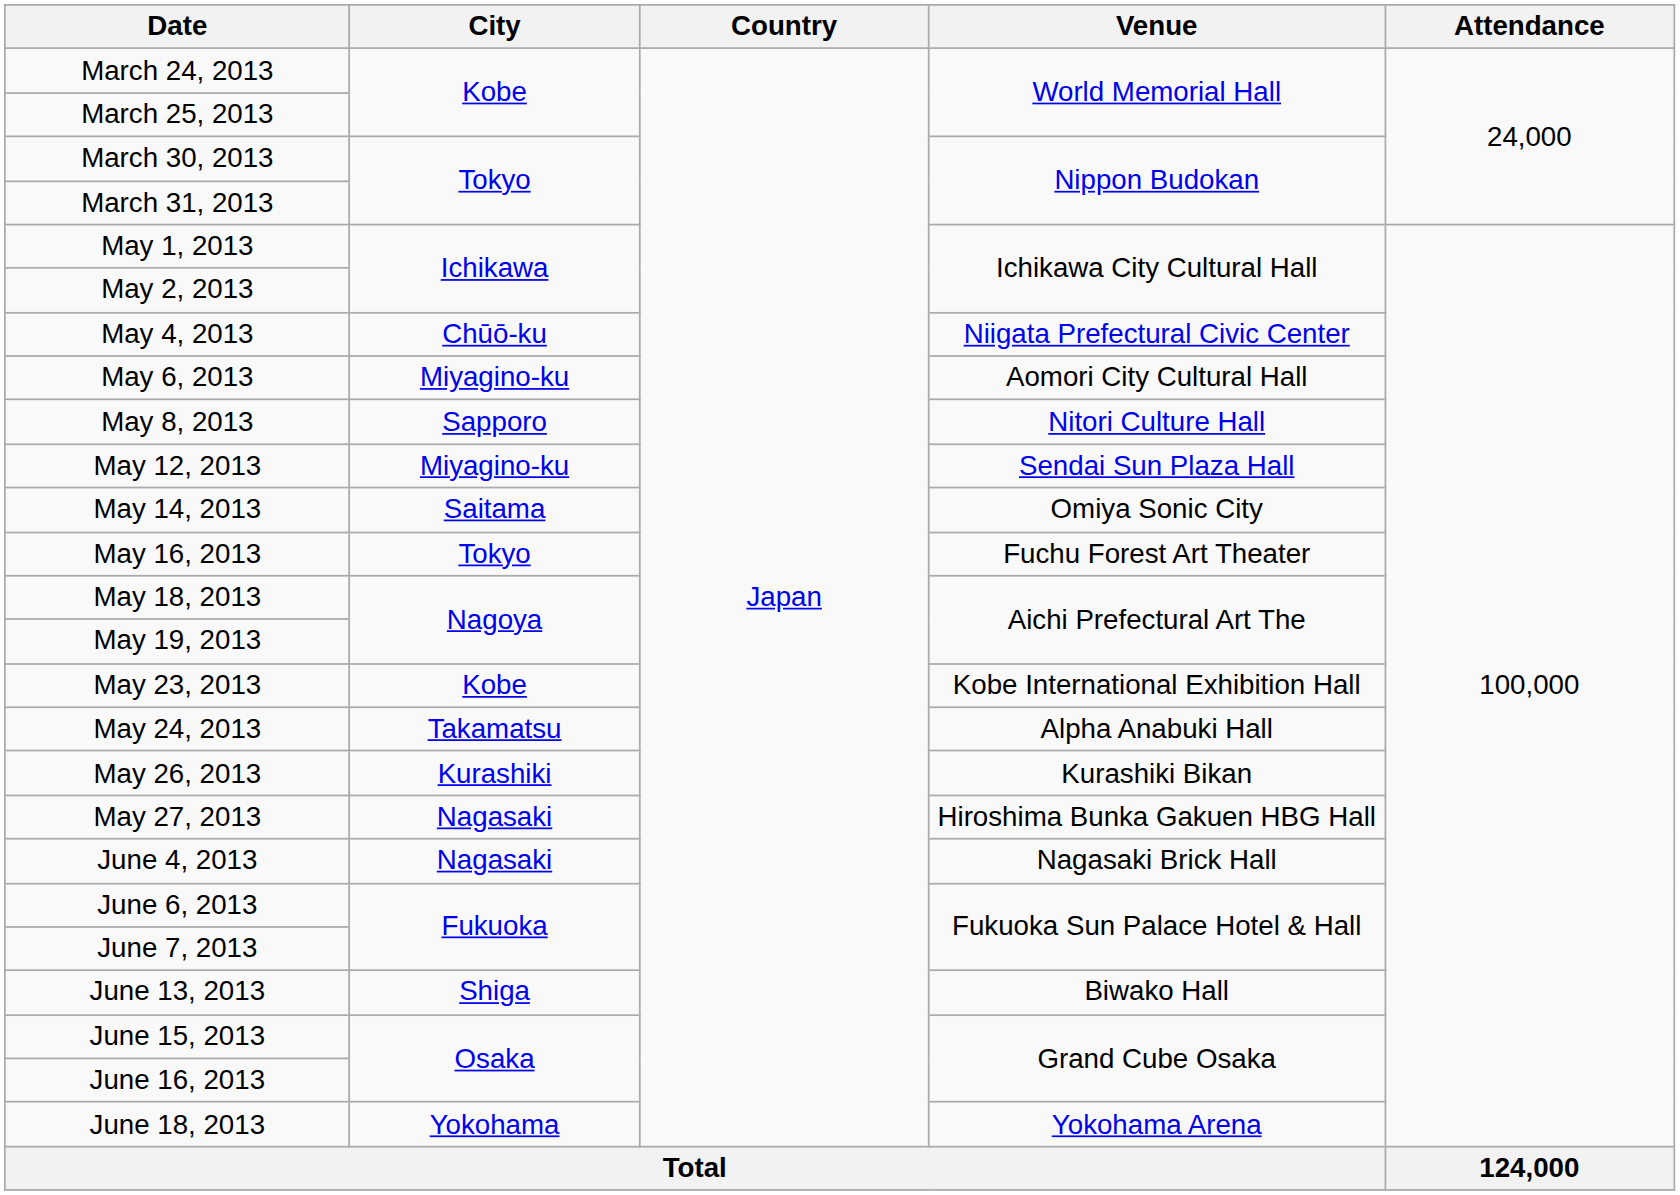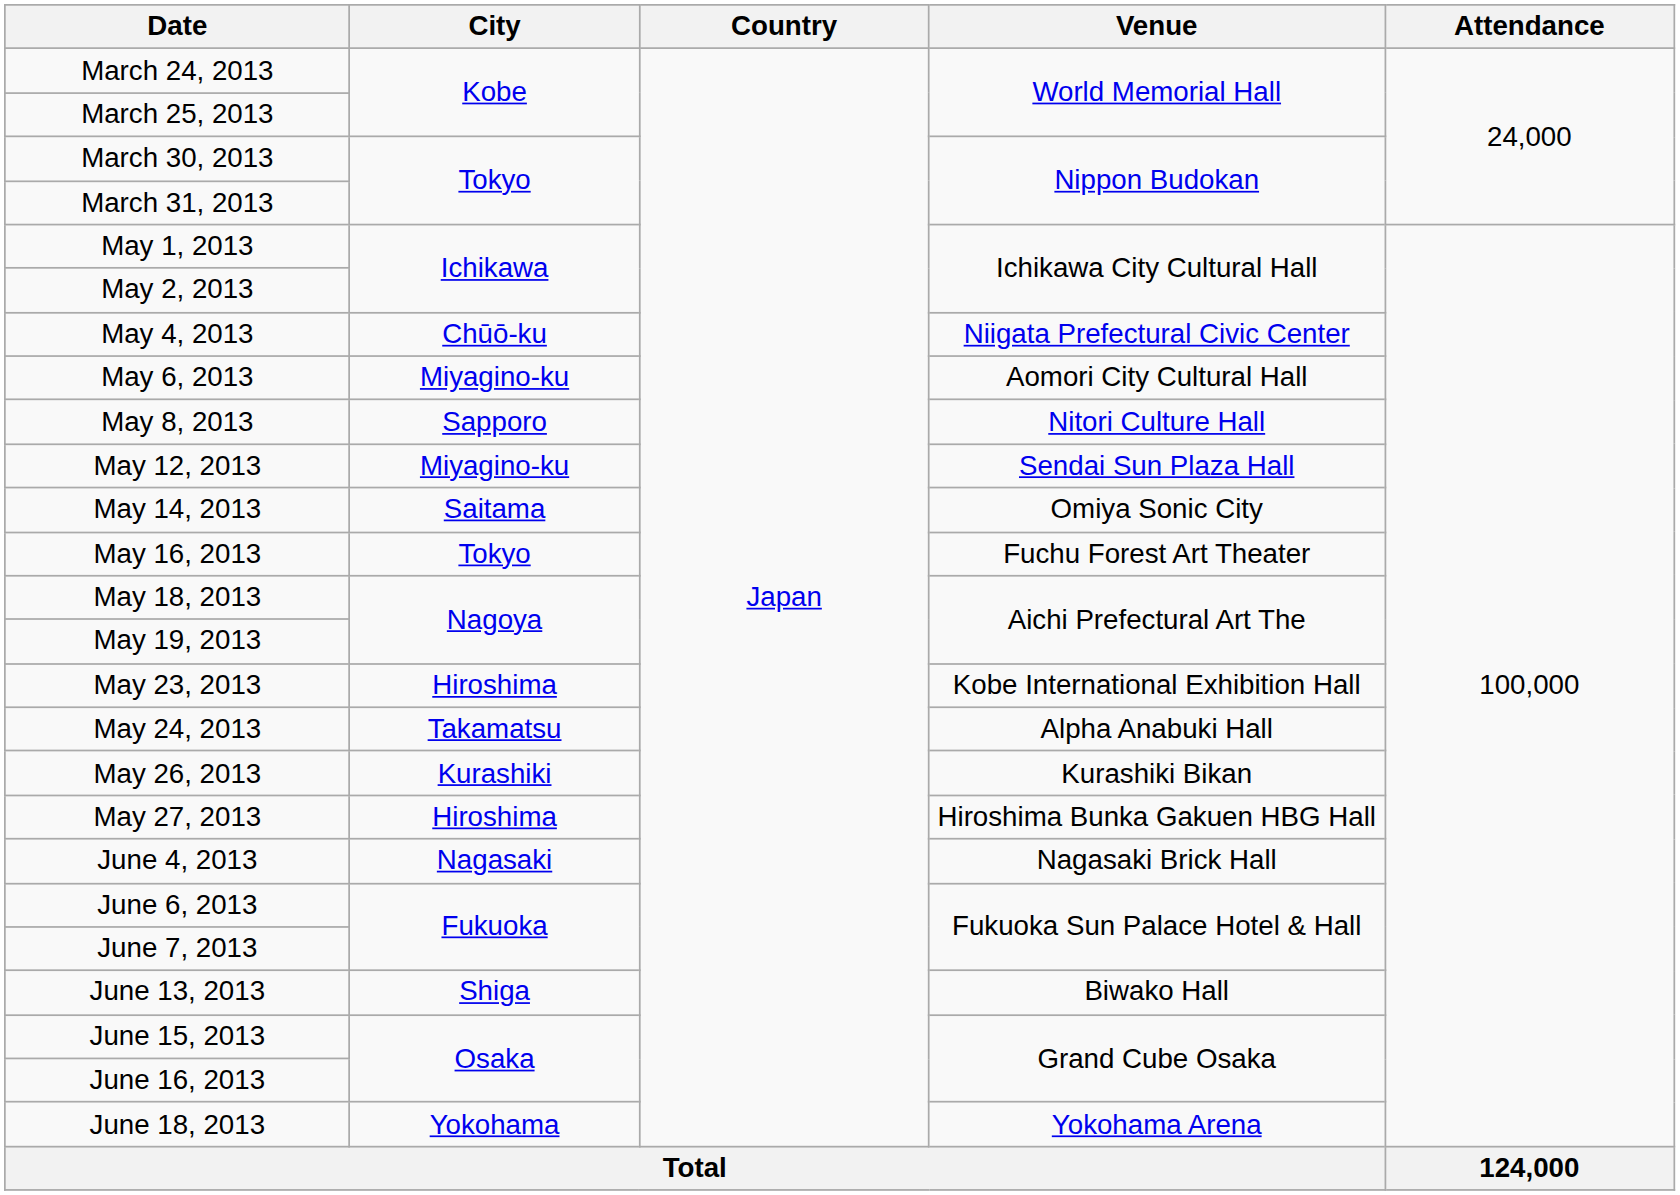(495, 684) Kobe -> (495, 684) Hiroshima
(495, 816) Nagasaki -> (495, 816) Hiroshima
